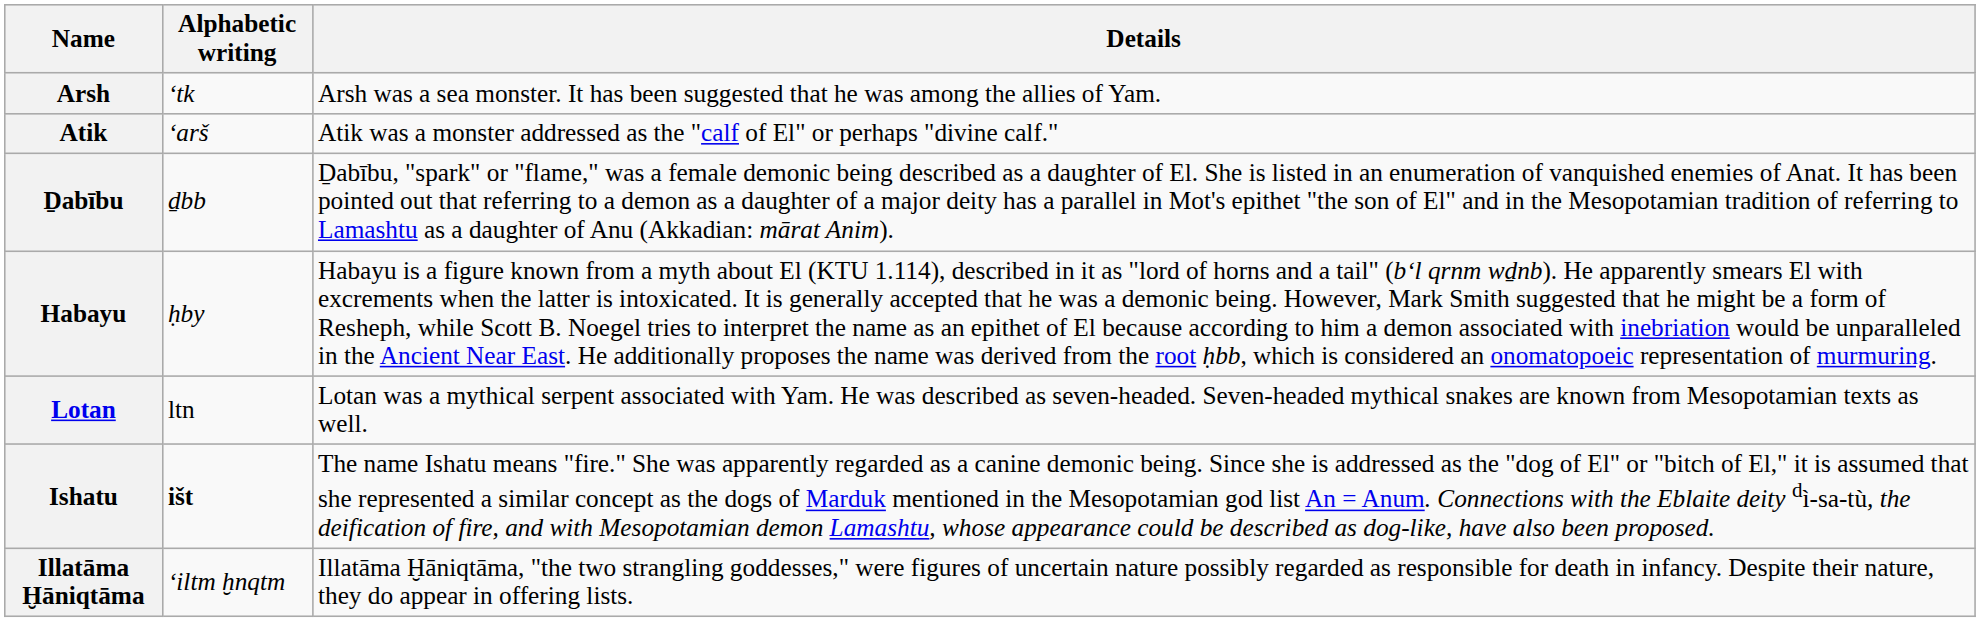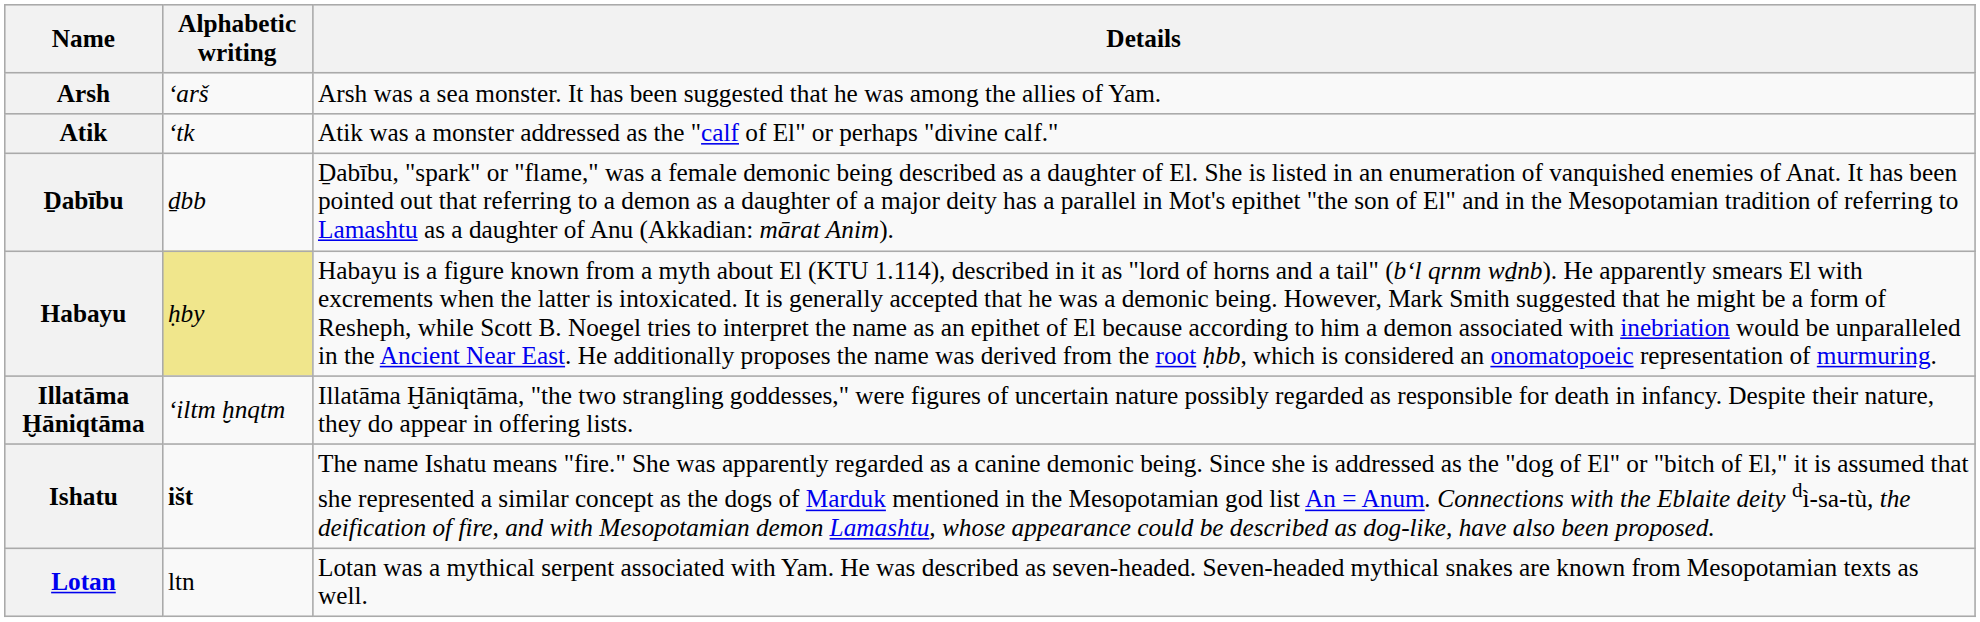(181, 93) ‘tk -> (188, 93) ‘arš
(188, 133) ‘arš -> (181, 133) ‘tk
(186, 312) no background -> (186, 312) khaki background
rows swapped: (83, 582) <-> (83, 409)
